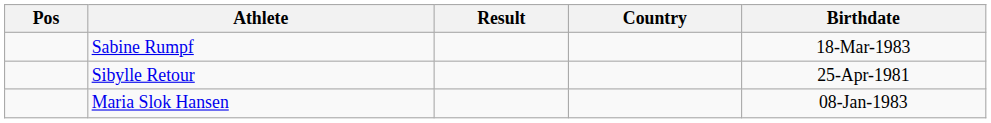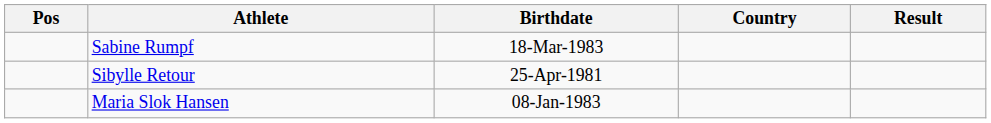columns swapped: (863, 18) <-> (501, 18)
